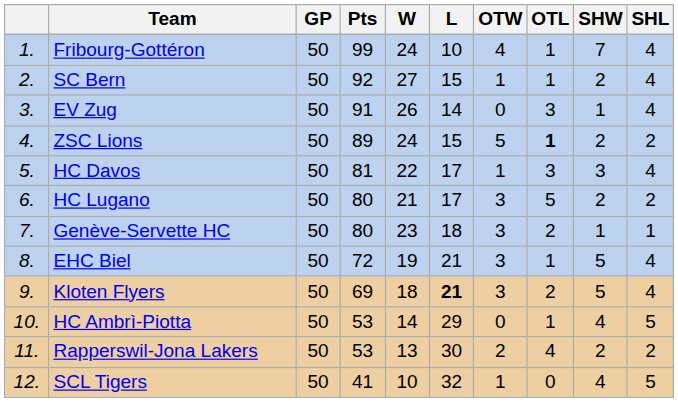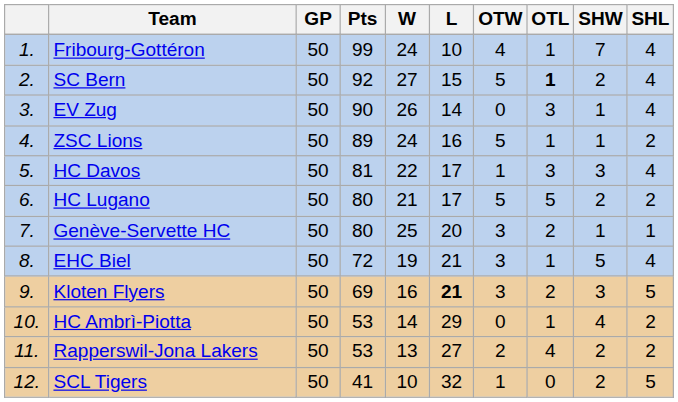(500, 79) 1 -> (500, 79) 5
(550, 79) normal -> (550, 79) bold
(363, 110) 91 -> (363, 110) 90
(452, 140) 15 -> (452, 140) 16
(550, 140) bold -> (550, 140) normal
(600, 140) 2 -> (600, 140) 1
(500, 200) 3 -> (500, 200) 5
(407, 230) 23 -> (407, 230) 25
(452, 230) 18 -> (452, 230) 20
(407, 291) 18 -> (407, 291) 16
(600, 291) 5 -> (600, 291) 3
(650, 291) 4 -> (650, 291) 5
(650, 321) 5 -> (650, 321) 2
(452, 351) 30 -> (452, 351) 27
(600, 381) 4 -> (600, 381) 2
